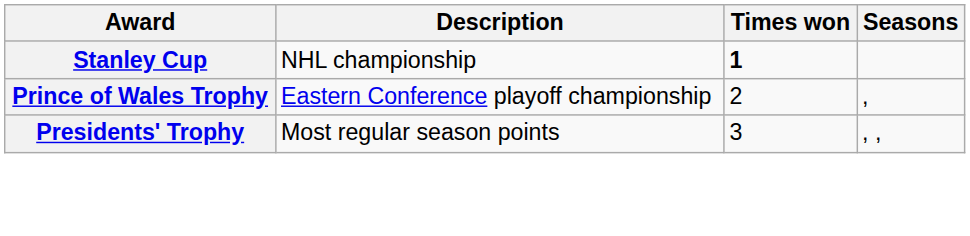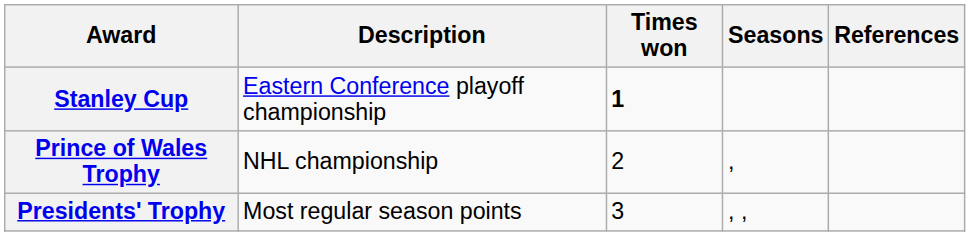+ column: (897, 35)
(379, 59) NHL championship -> (383, 98) Eastern Conference playoff championship
(496, 96) Eastern Conference playoff championship -> (341, 161) NHL championship
